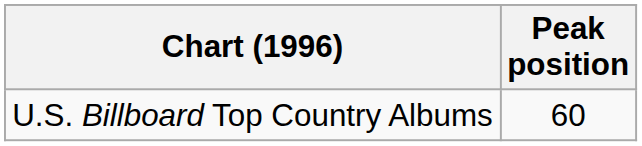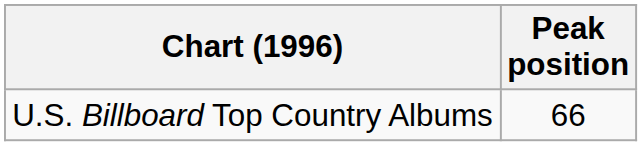(568, 114) 60 -> (568, 114) 66
